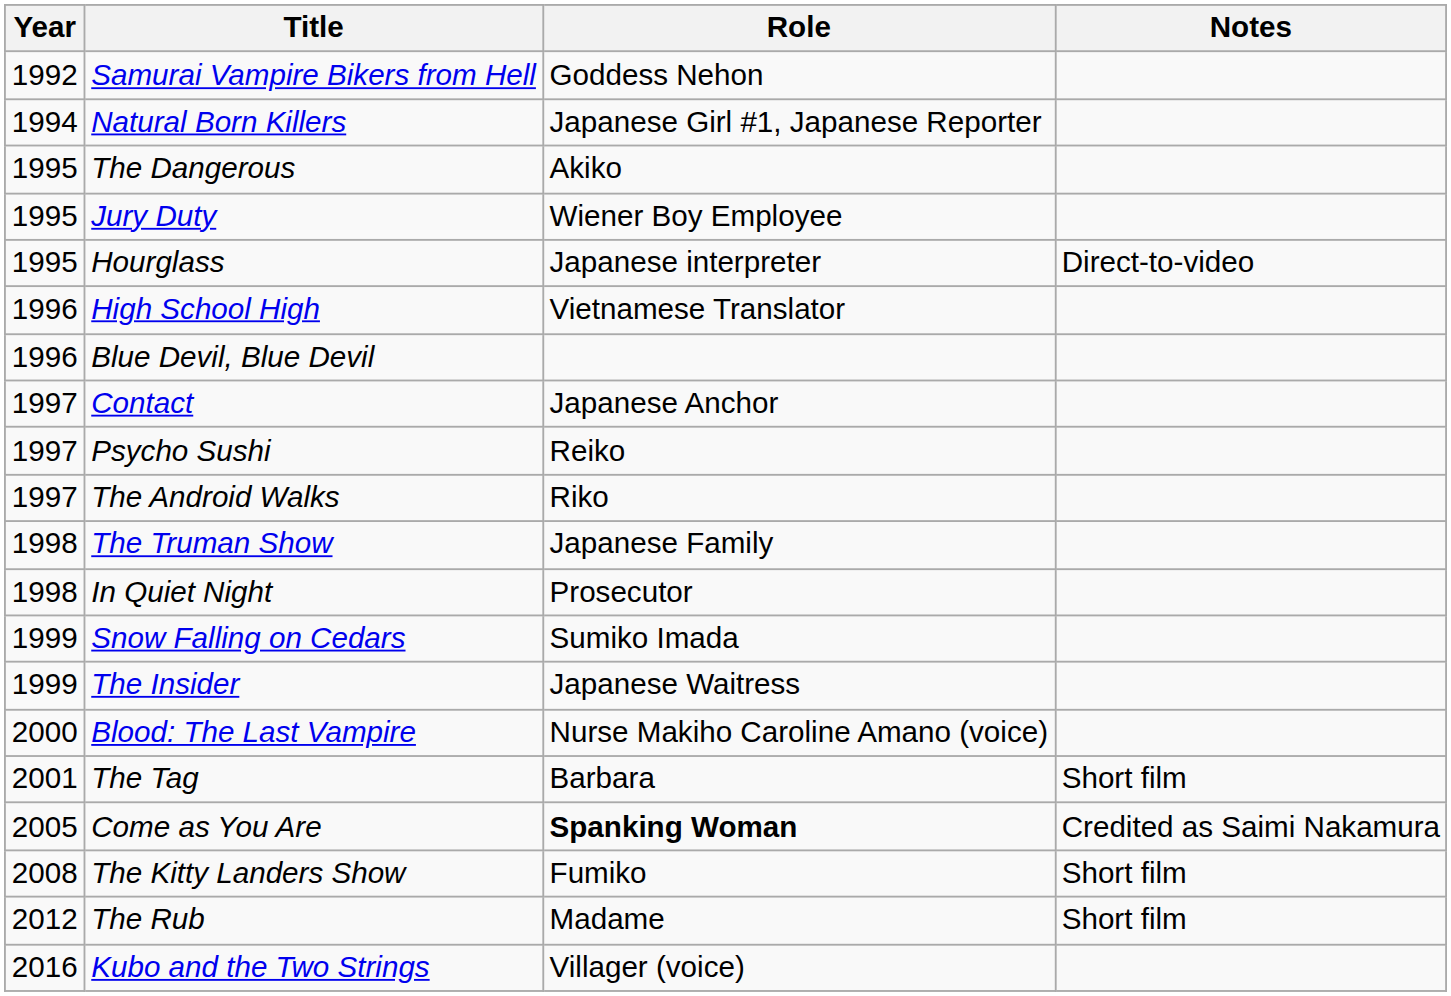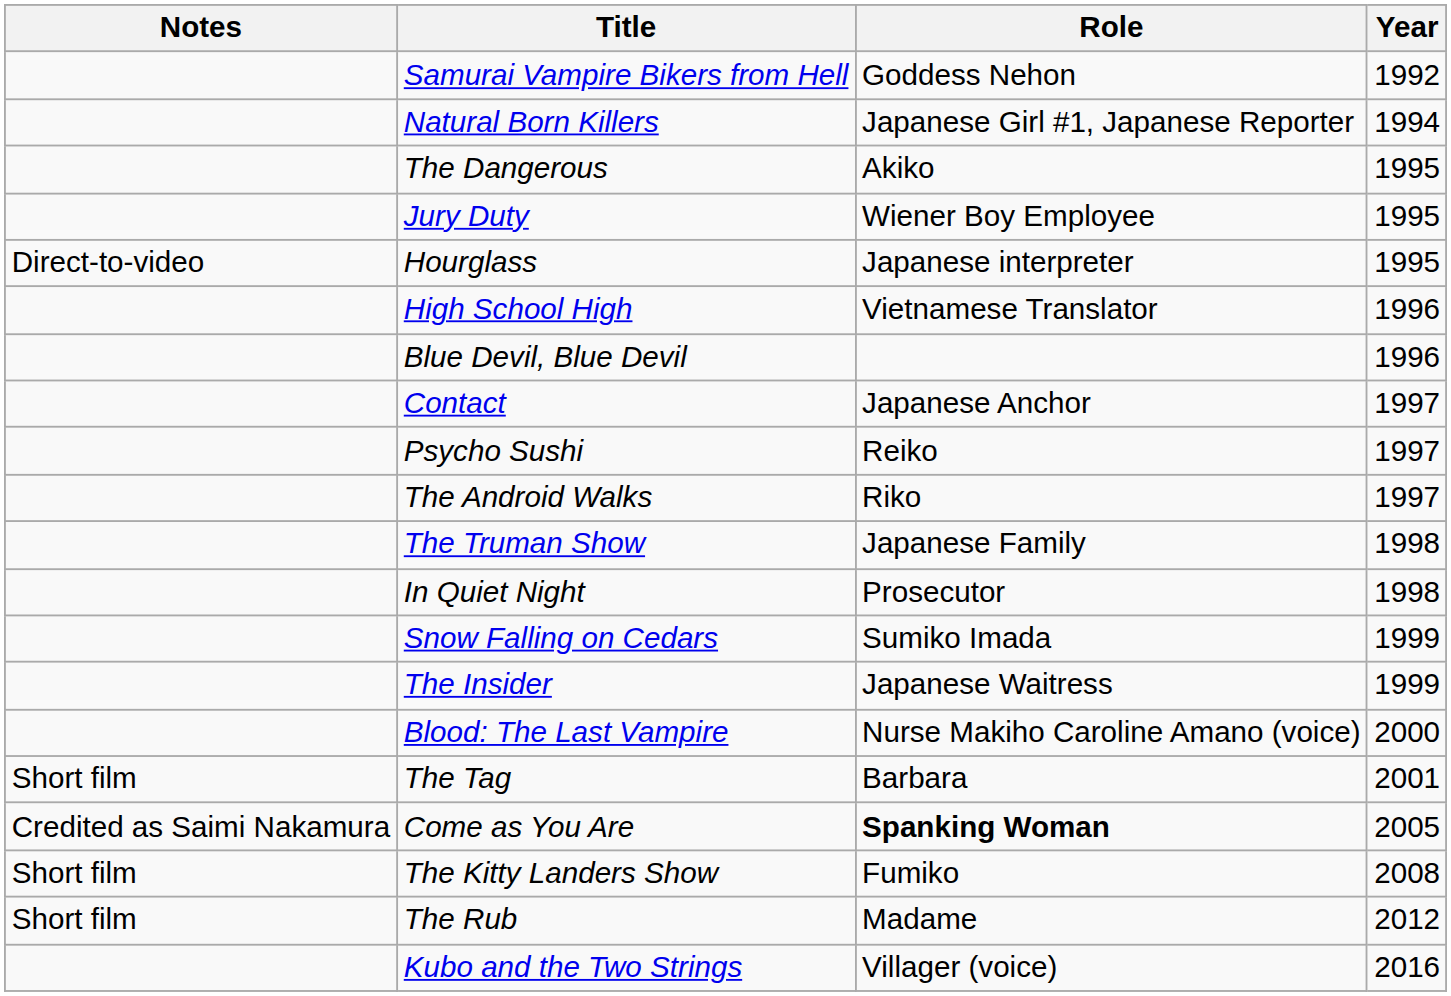columns swapped: (45, 27) <-> (1251, 27)
